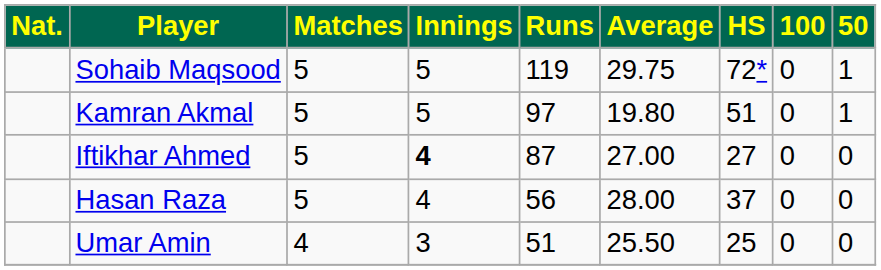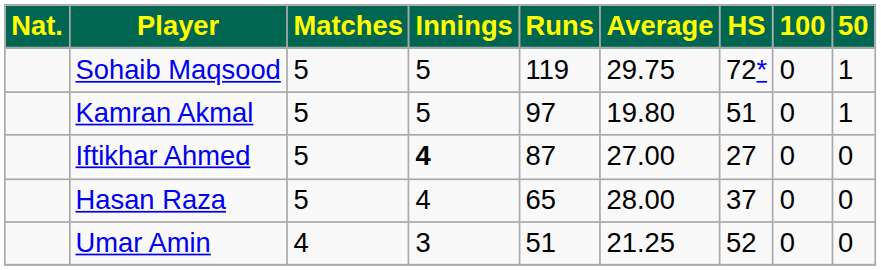(541, 199) 56 -> (541, 199) 65
(641, 243) 25.50 -> (641, 243) 21.25
(741, 243) 25 -> (741, 243) 52
